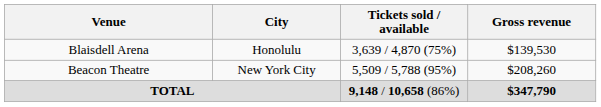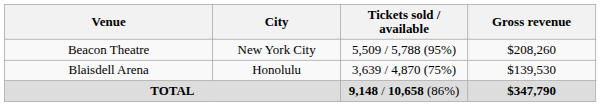rows swapped: (109, 70) <-> (109, 49)
